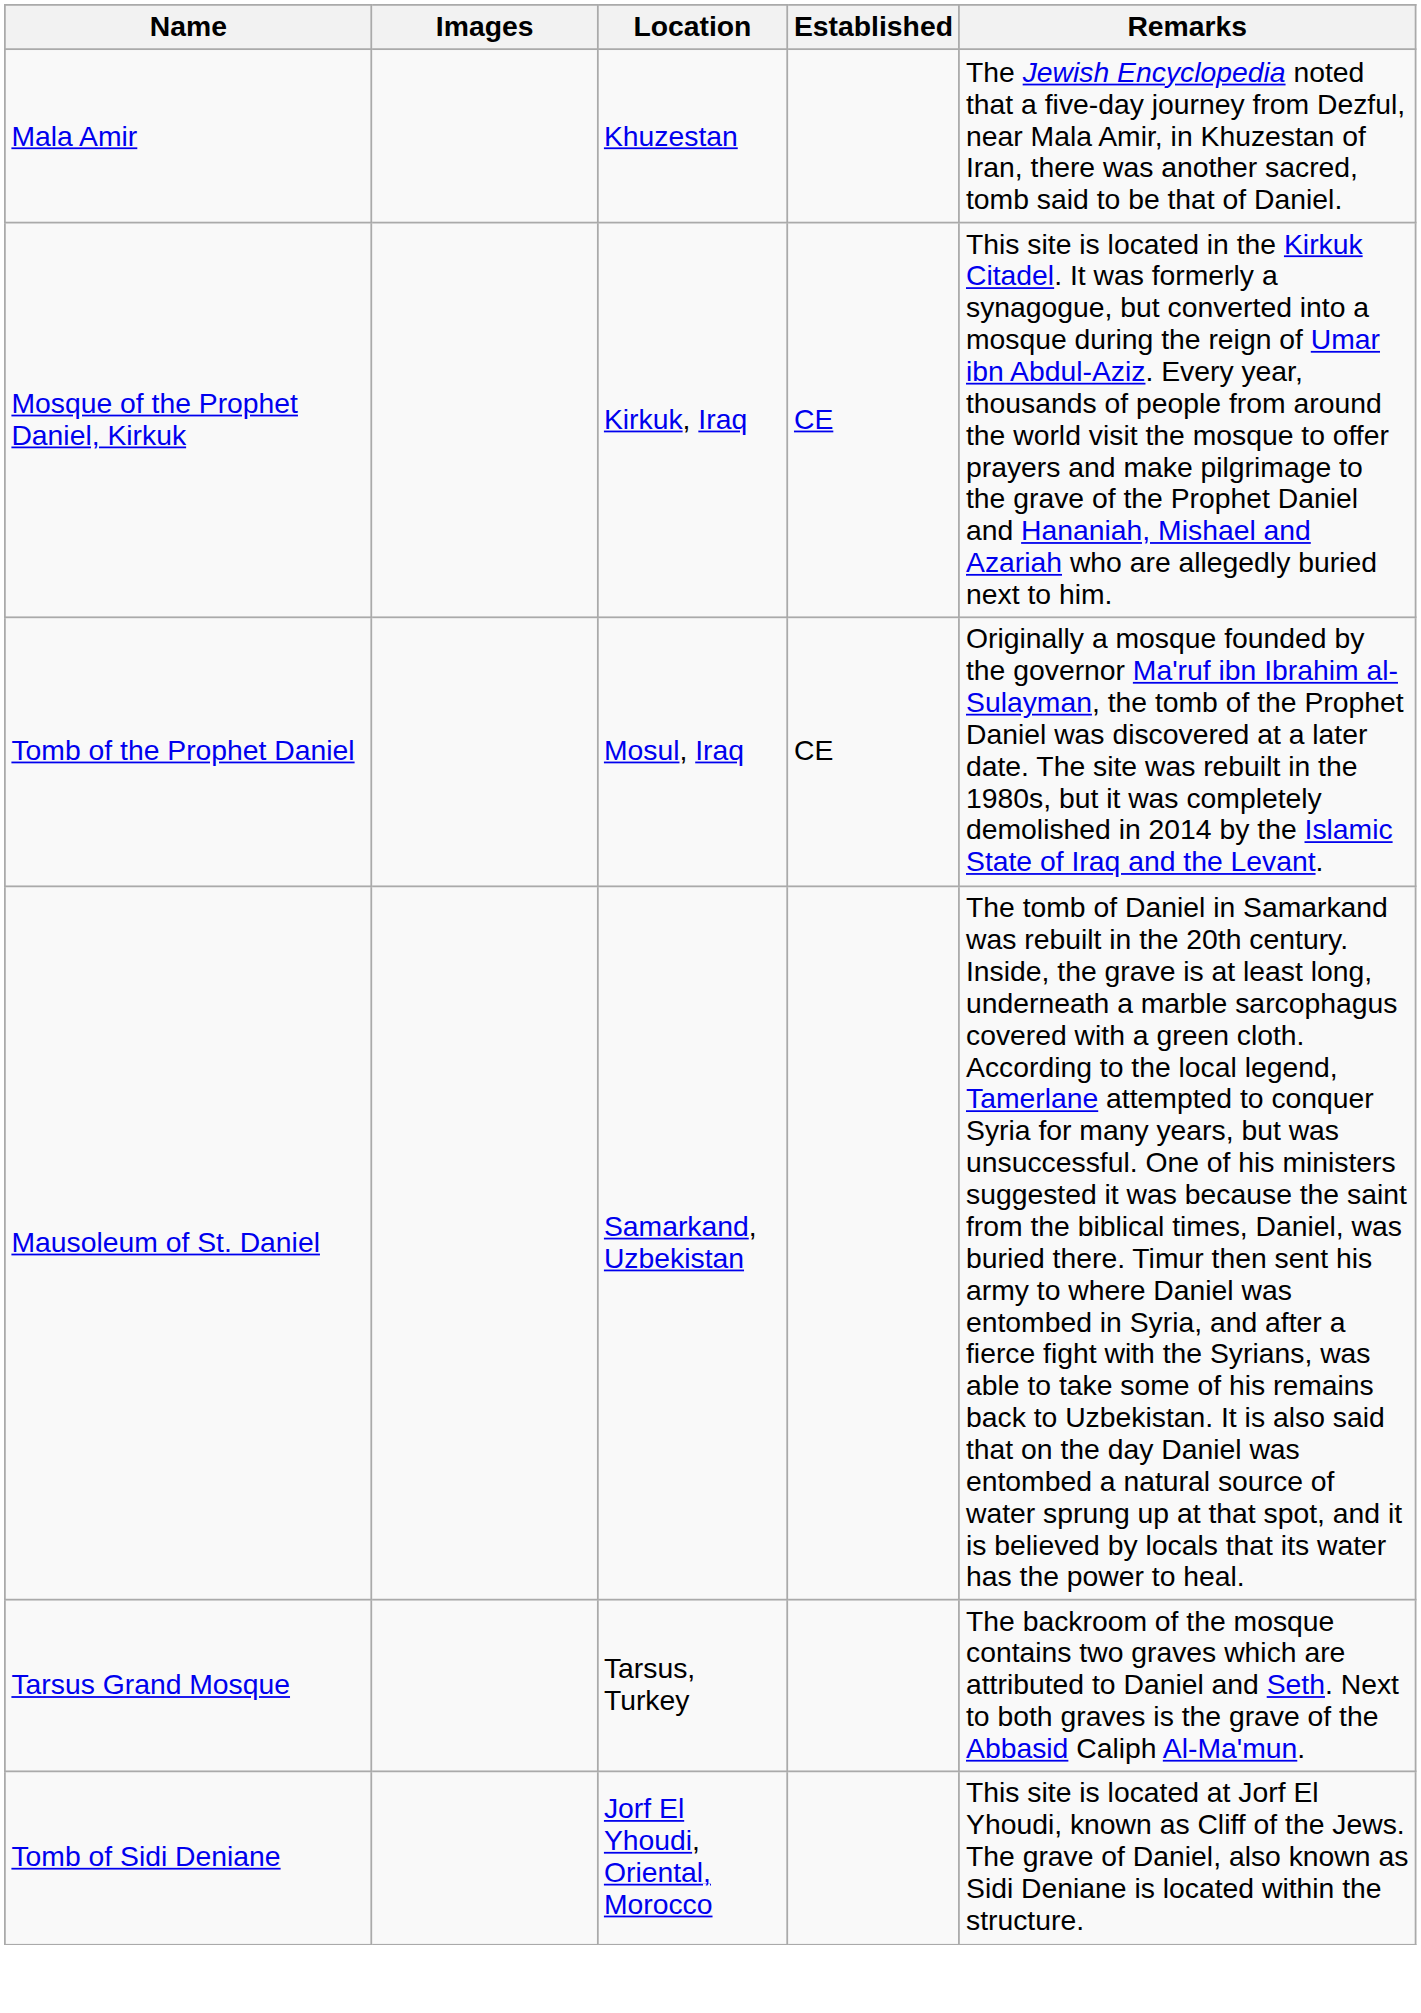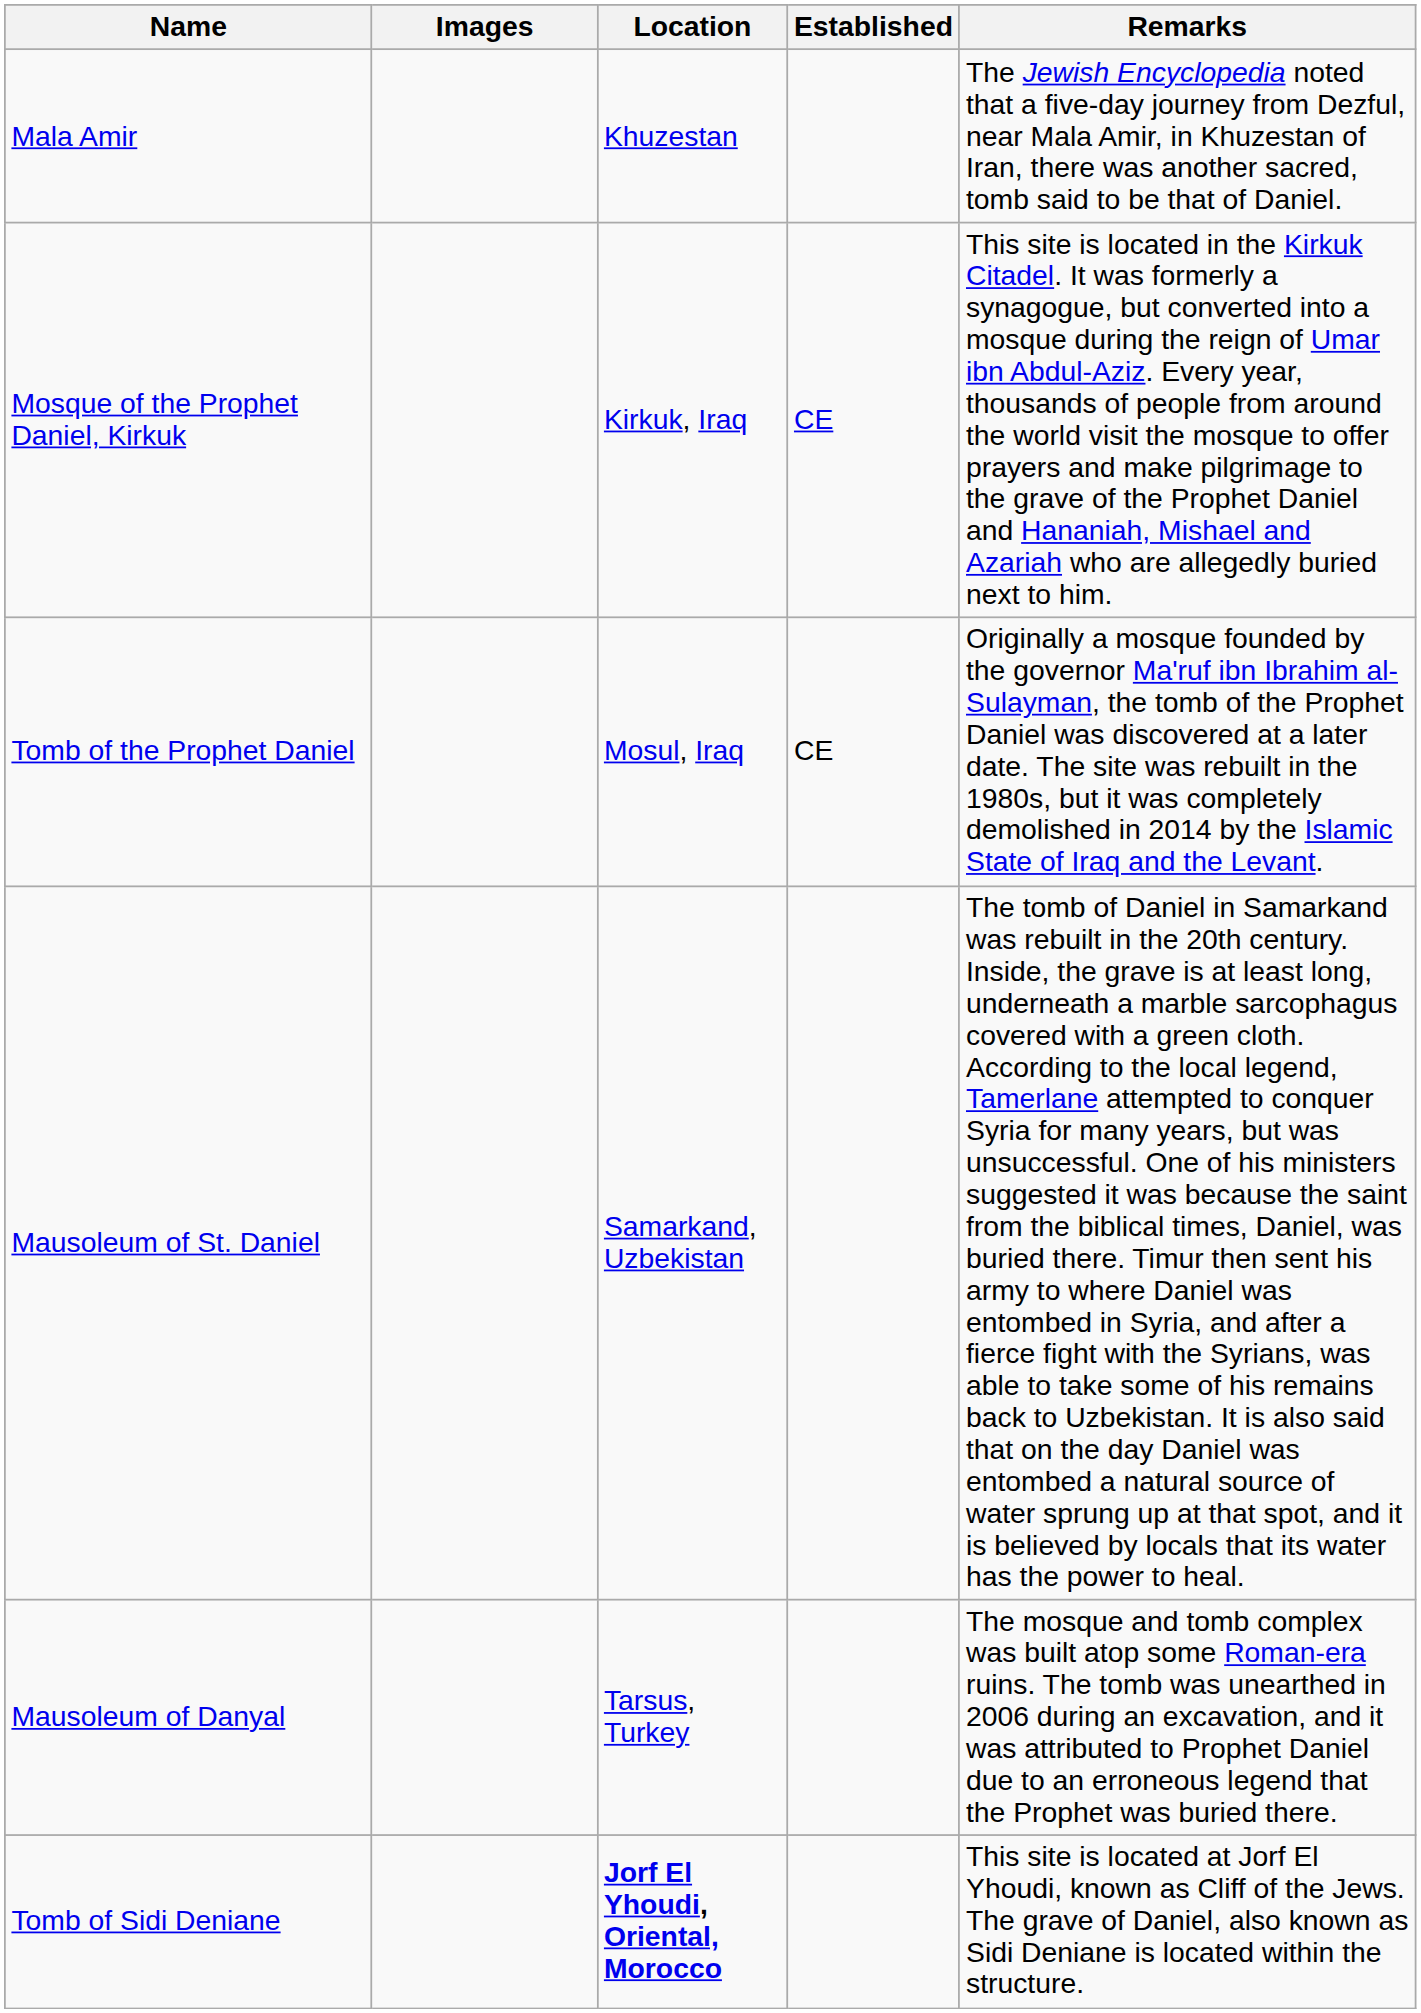+ row: (148, 1717)
- row: (151, 1685)
(658, 1857) normal -> (663, 1921) bold
